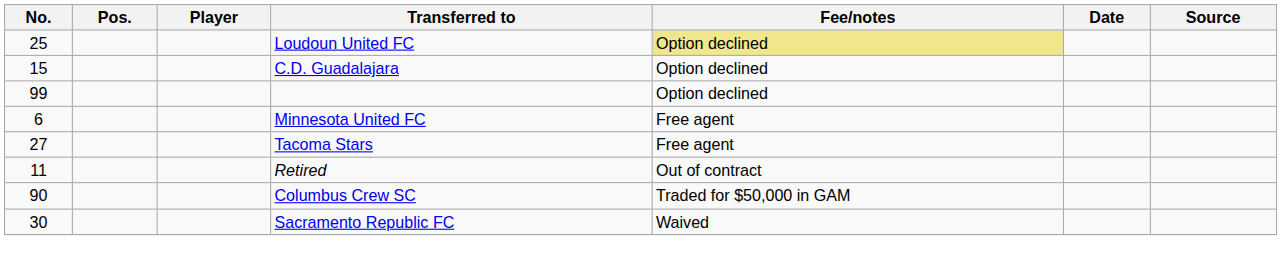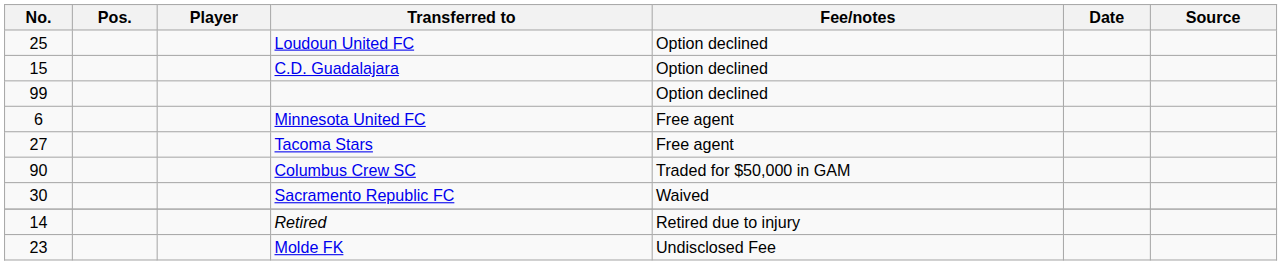(712, 43) khaki background -> (712, 43) no background
- row: (39, 171)
+ row: (39, 222)
+ row: (39, 247)
